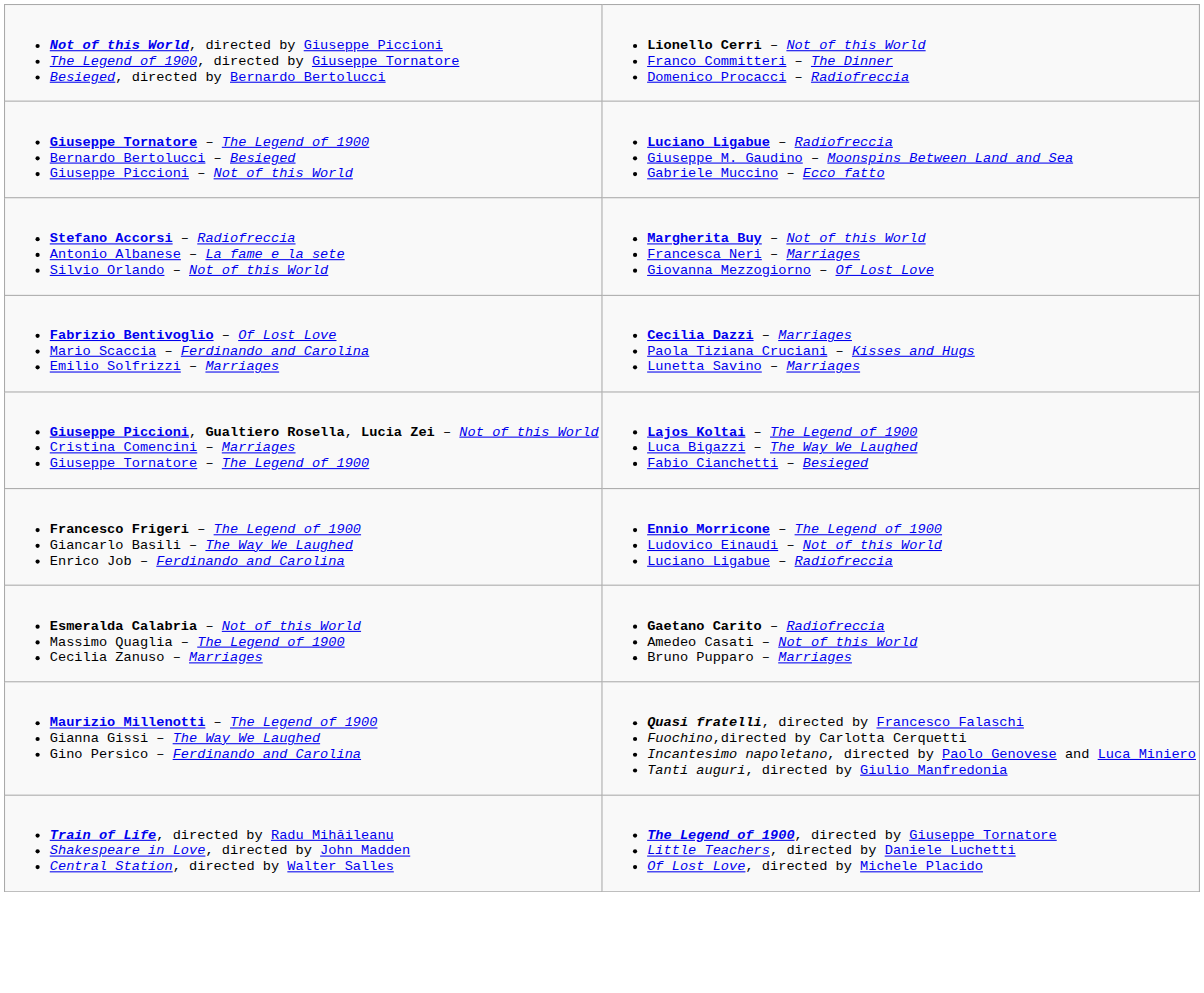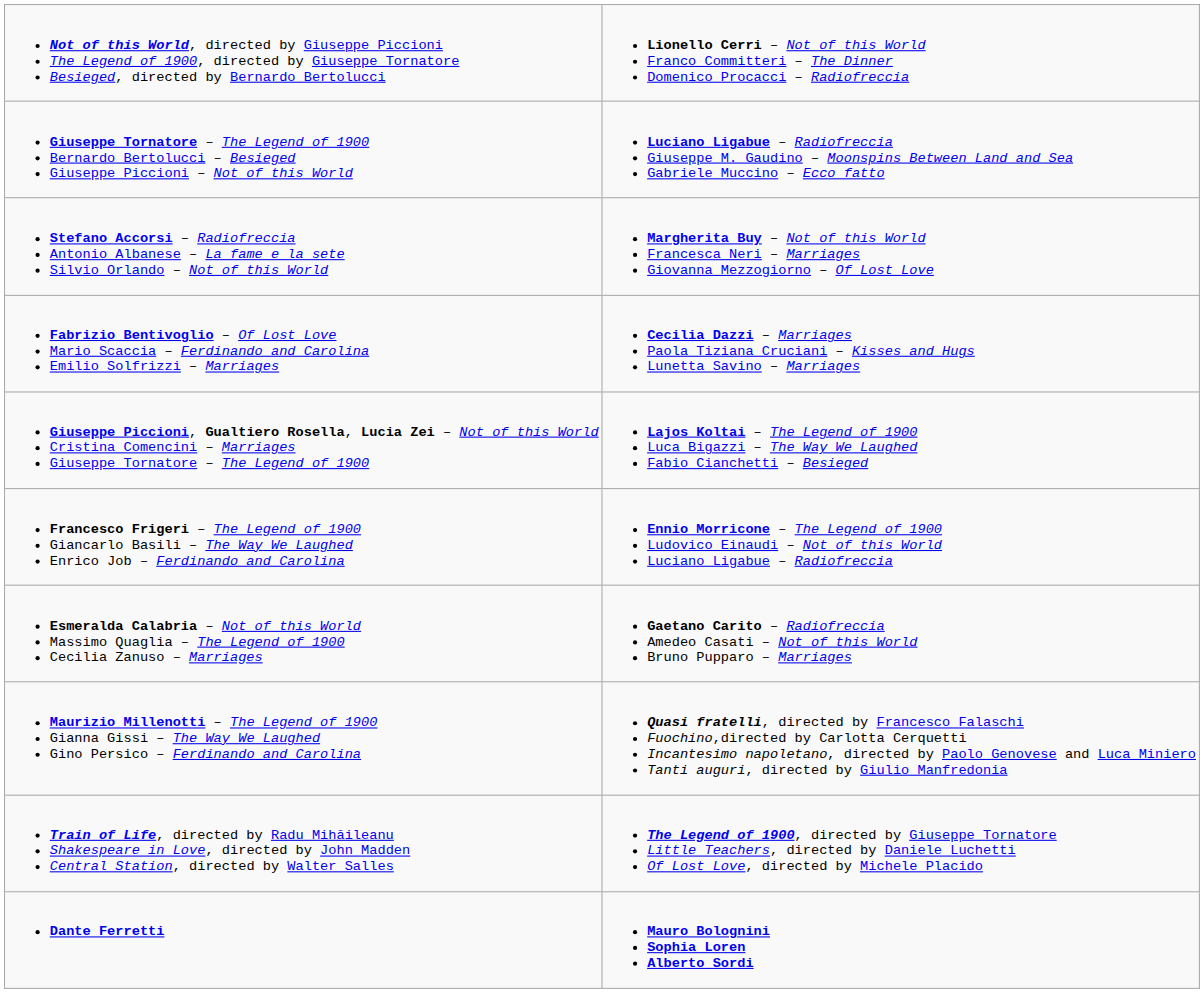+ row: (303, 932)
